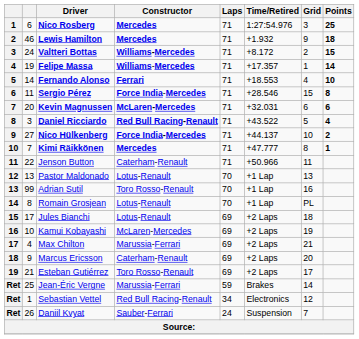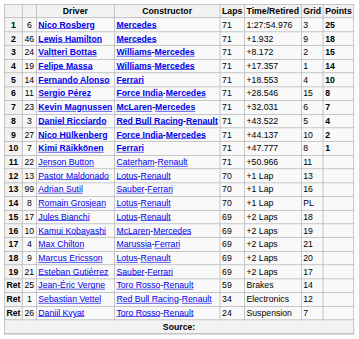(29, 107) 20 -> (29, 107) 23
(328, 107) 6 -> (328, 107) 7
(136, 148) Mercedes -> (130, 148) Ferrari
(155, 189) Toro Rosso-Renault -> (145, 189) Sauber-Ferrari
(152, 258) Caterham-Renault -> (143, 258) Lotus-Renault
(155, 271) Toro Rosso-Renault -> (145, 271) Sauber-Ferrari
(148, 285) Marussia-Ferrari -> (155, 285) Toro Rosso-Renault
(145, 313) Sauber-Ferrari -> (155, 313) Toro Rosso-Renault
